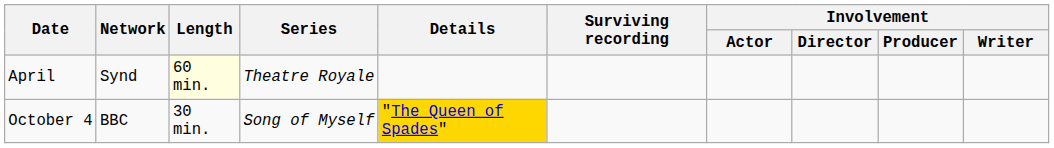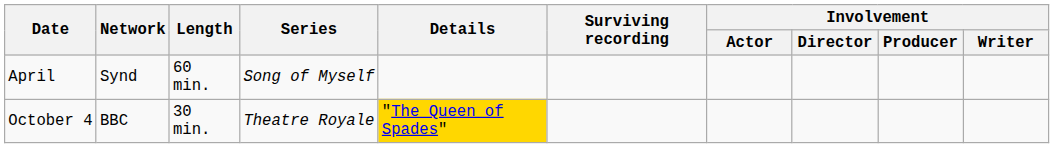(192, 77) lightyellow background -> (192, 77) no background
(309, 77) Theatre Royale -> (309, 77) Song of Myself
(309, 121) Song of Myself -> (309, 121) Theatre Royale
